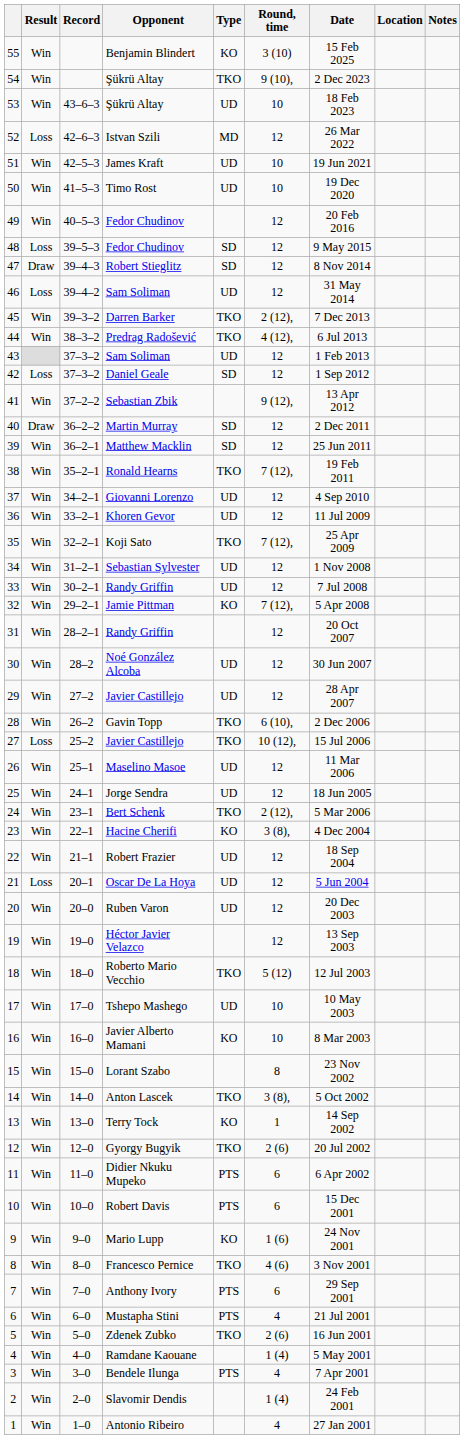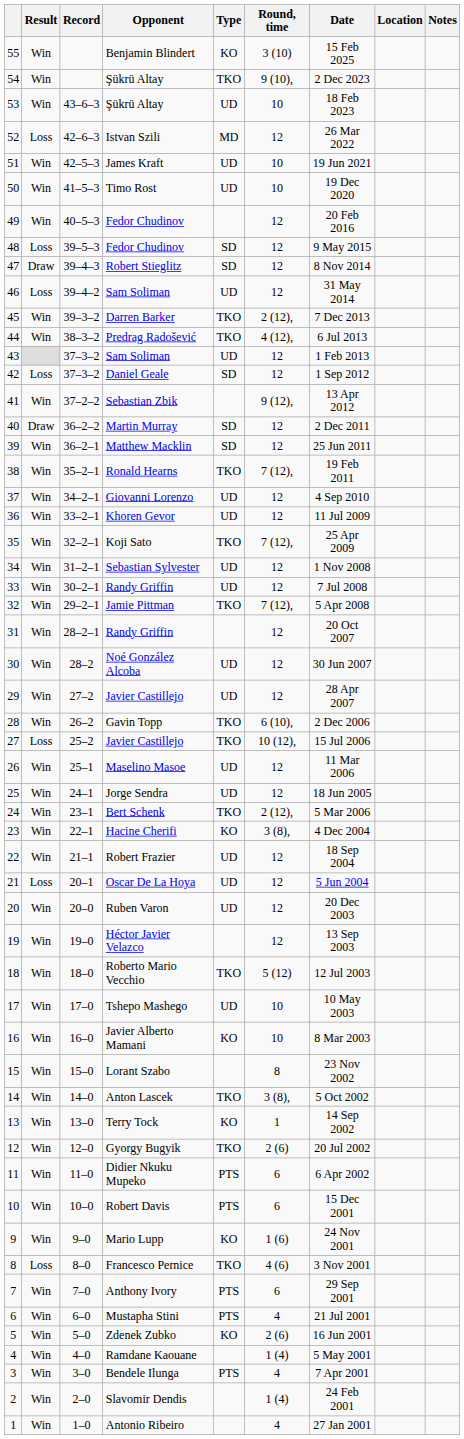(229, 605) KO -> (229, 605) TKO
(41, 1265) Win -> (41, 1265) Loss
(229, 1335) TKO -> (229, 1335) KO
